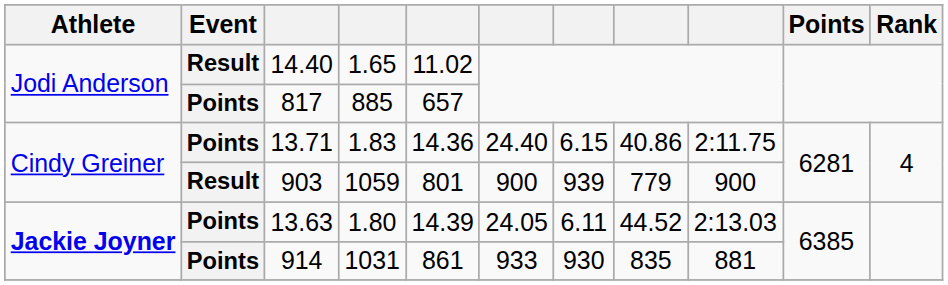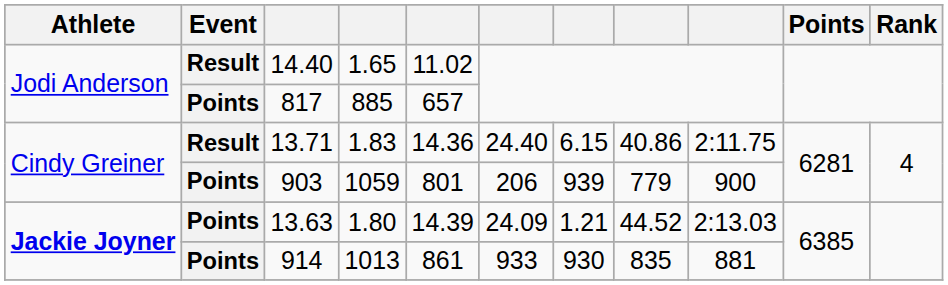(223, 143) Points -> (223, 143) Result
(223, 182) Result -> (223, 182) Points
(517, 182) 900 -> (517, 182) 206
(517, 222) 24.05 -> (517, 222) 24.09
(584, 222) 6.11 -> (584, 222) 1.21
(372, 261) 1031 -> (372, 261) 1013
